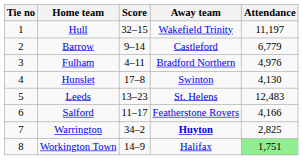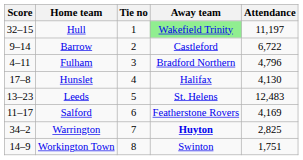columns swapped: (21, 12) <-> (134, 12)
(196, 29) no background -> (196, 29) lightgreen background
(270, 46) 6,779 -> (270, 46) 6,722
(270, 63) 4,976 -> (270, 63) 4,796
(196, 79) Swinton -> (196, 79) Halifax
(270, 113) 4,166 -> (270, 113) 4,169
(196, 146) Halifax -> (196, 146) Swinton
(270, 146) lightgreen background -> (270, 146) no background
